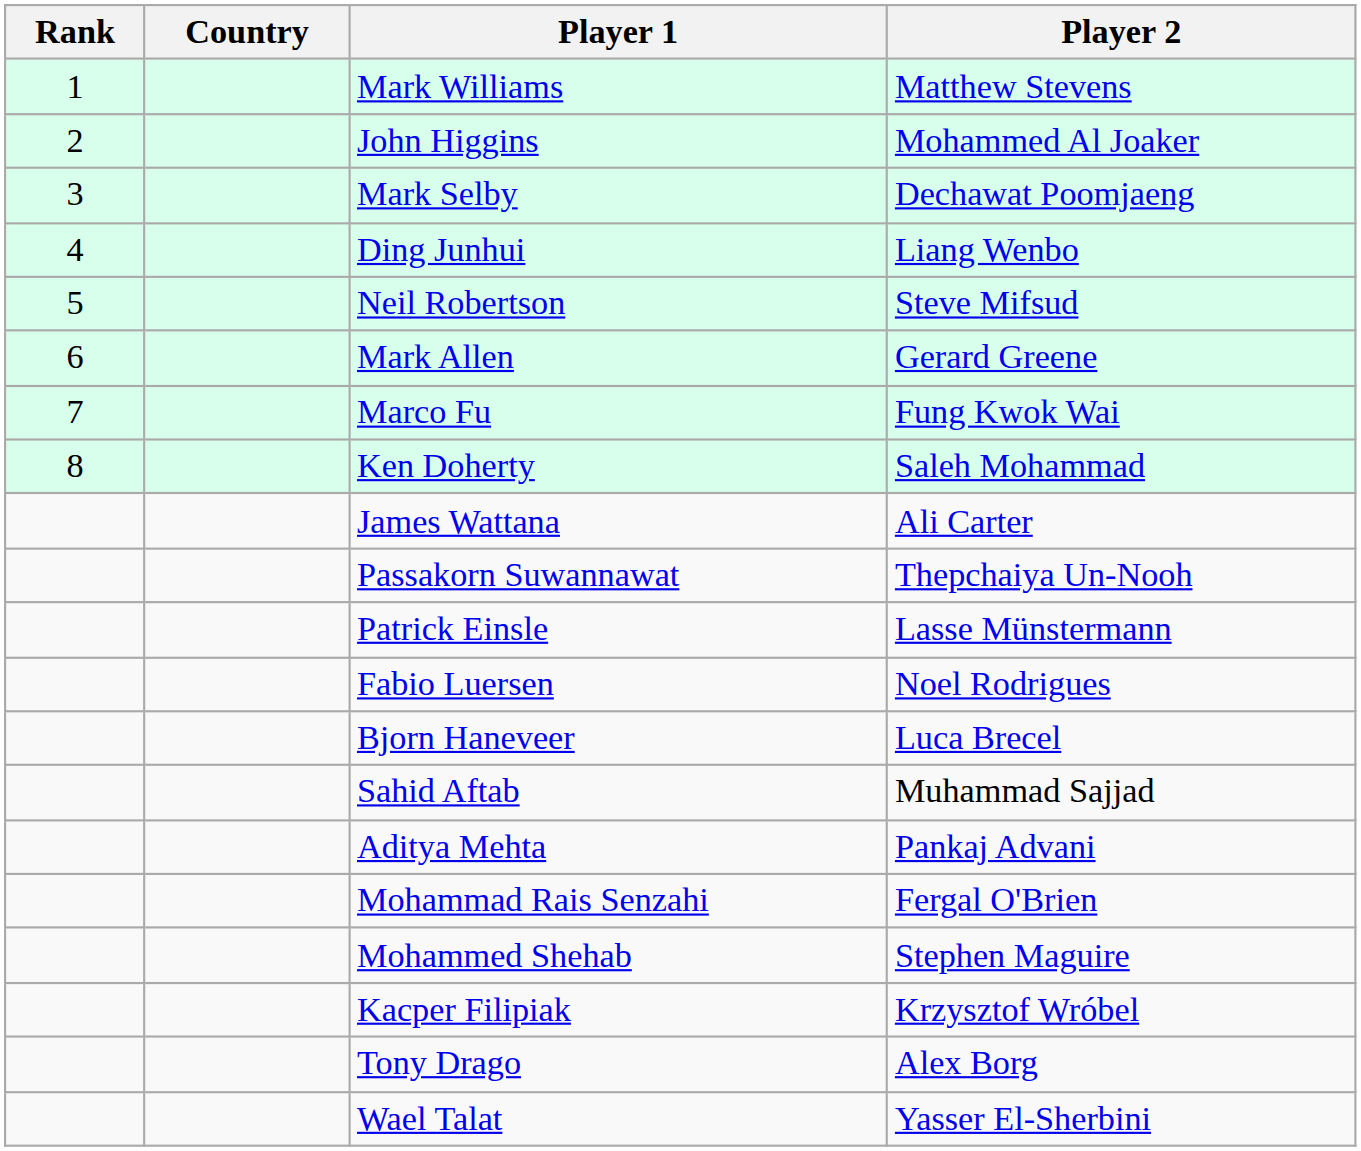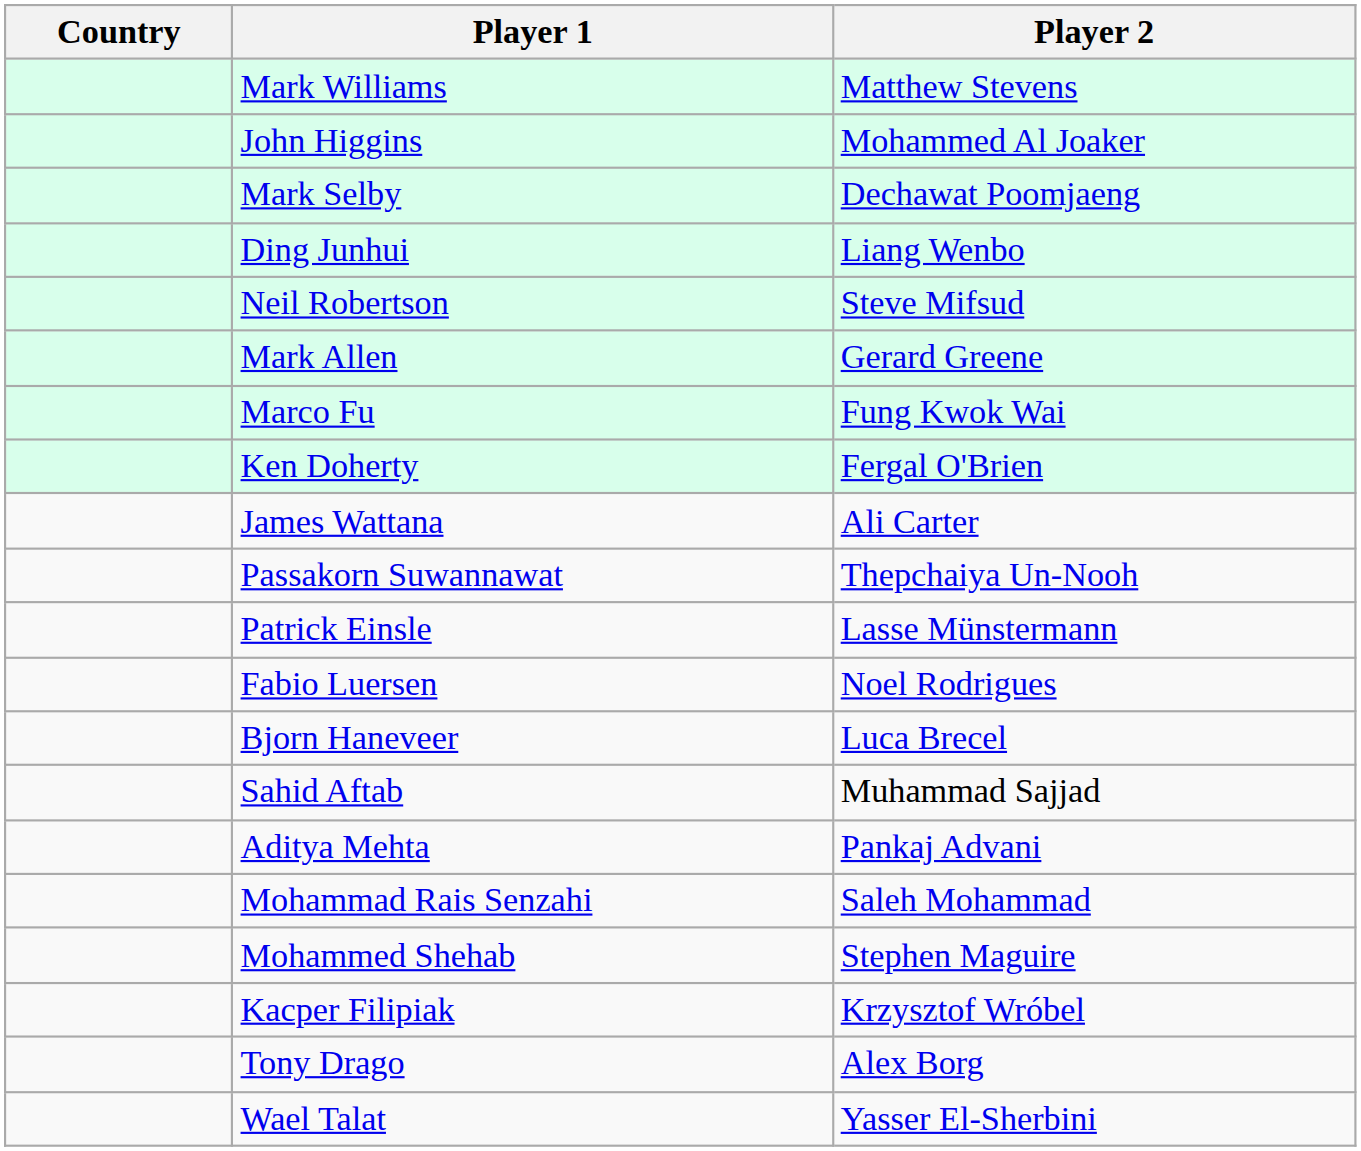- column: (75, 31)
(1020, 466) Saleh Mohammad -> (942, 466) Fergal O'Brien
(996, 900) Fergal O'Brien -> (966, 900) Saleh Mohammad
